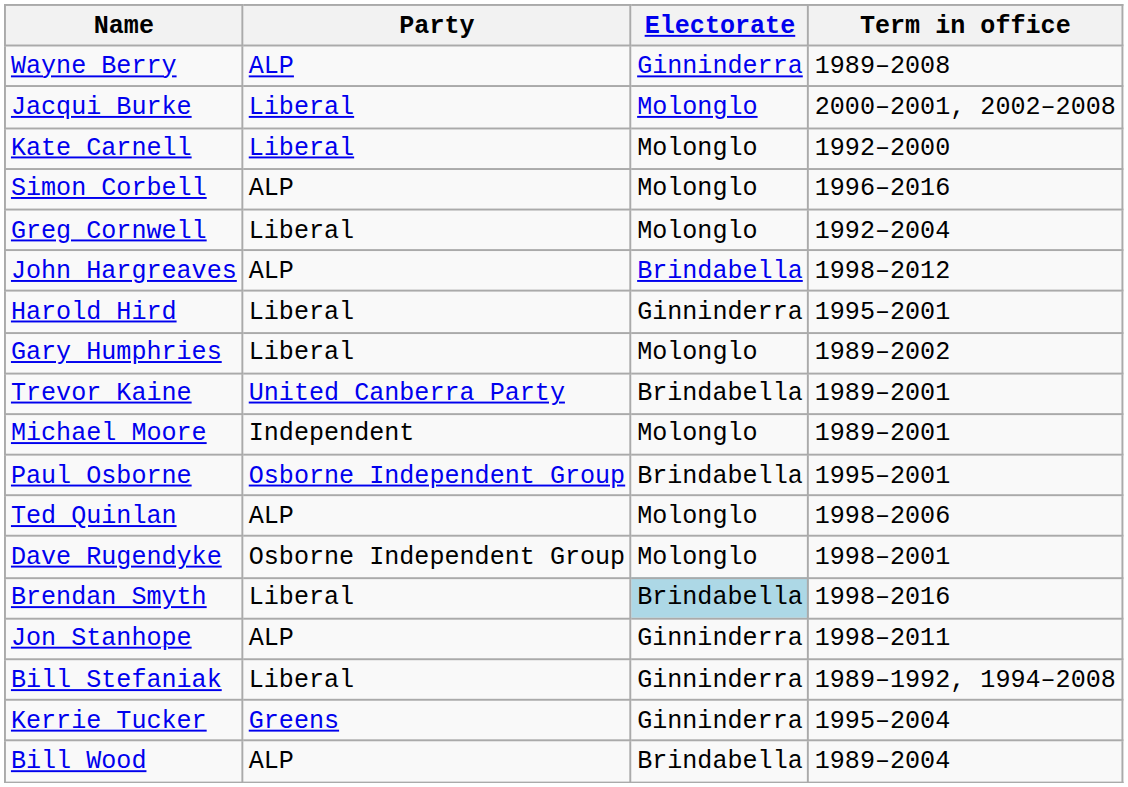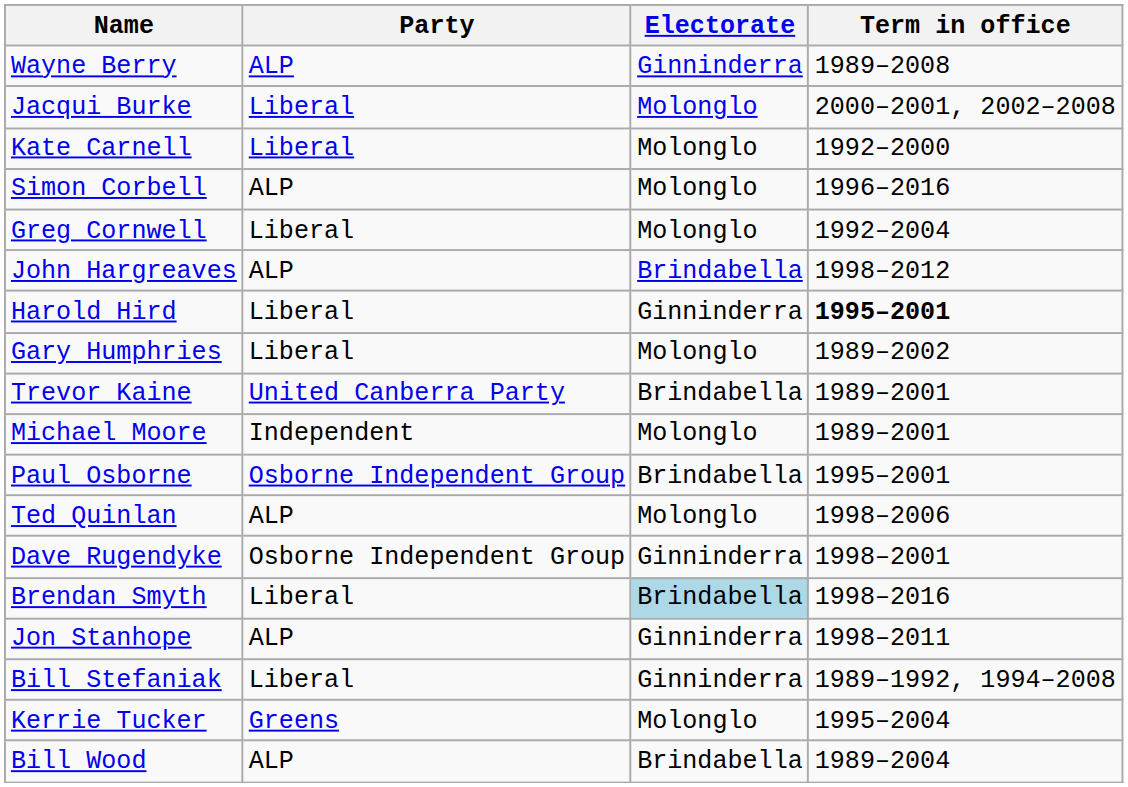(882, 312) normal -> (882, 312) bold
(697, 557) Molonglo -> (720, 557) Ginninderra
(720, 721) Ginninderra -> (697, 721) Molonglo
